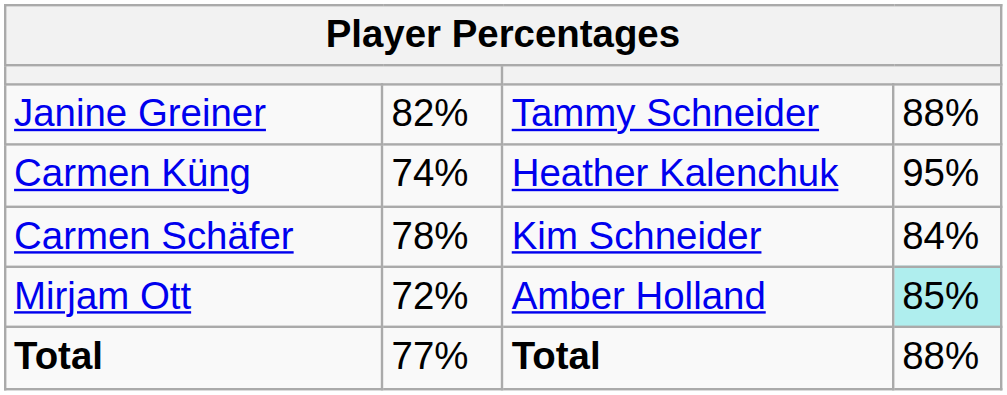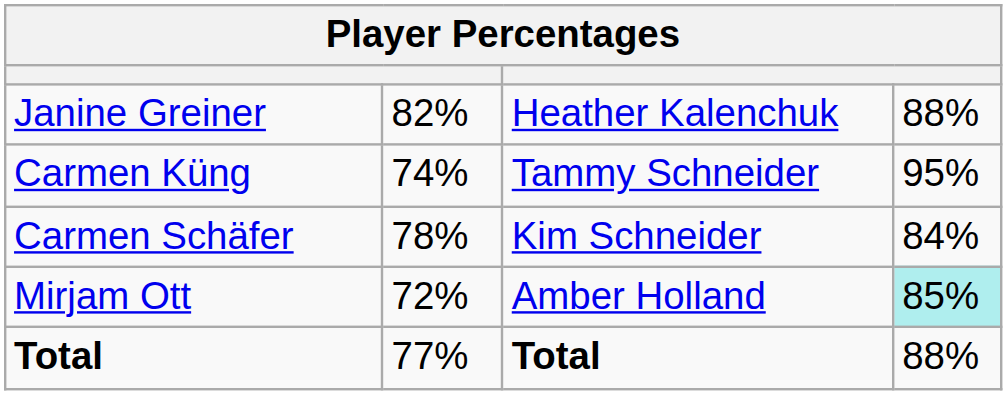(665, 113) Tammy Schneider -> (675, 113) Heather Kalenchuk
(675, 174) Heather Kalenchuk -> (665, 174) Tammy Schneider
